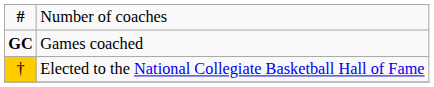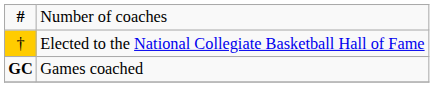rows swapped: (21, 43) <-> (21, 69)
